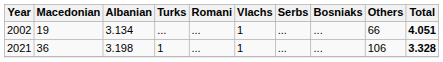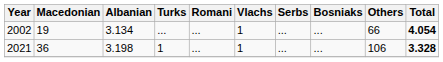(422, 30) 4.051 -> (422, 30) 4.054
